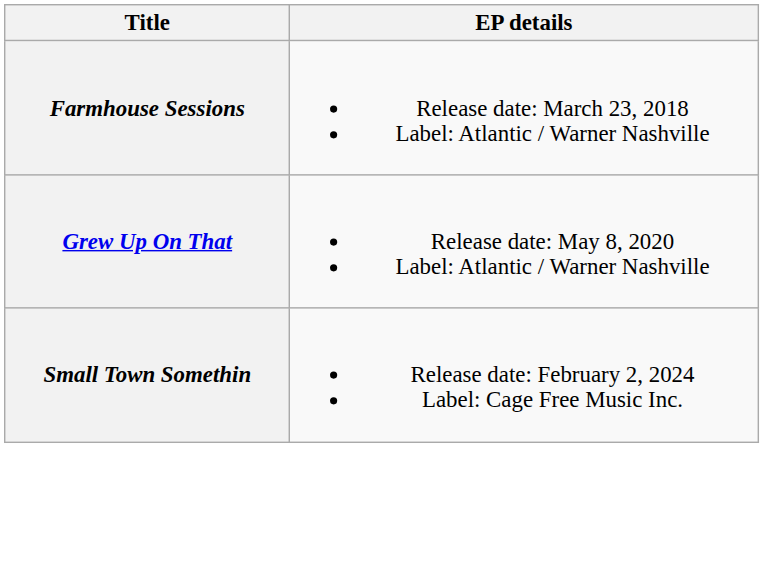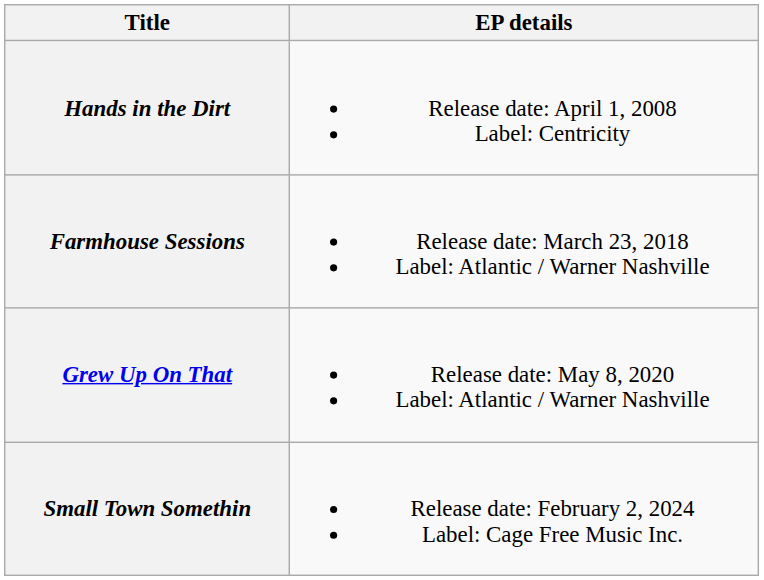+ row: (147, 107)
